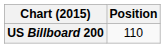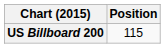(133, 33) 110 -> (133, 33) 115
